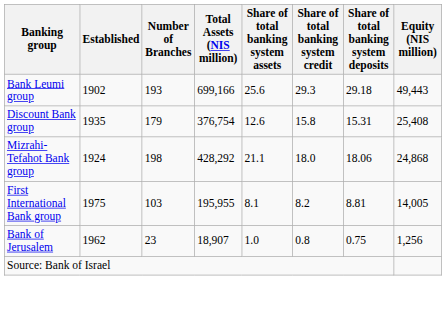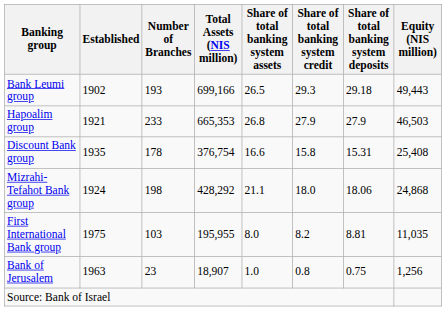(255, 90) 25.6 -> (255, 90) 26.5
+ row: (30, 121)
(153, 121) 179 -> (153, 152) 178
(255, 121) 12.6 -> (255, 152) 16.6
(252, 203) 8.1 -> (252, 234) 8.0
(413, 203) 14,005 -> (412, 234) 11,035
(94, 241) 1962 -> (94, 272) 1963
